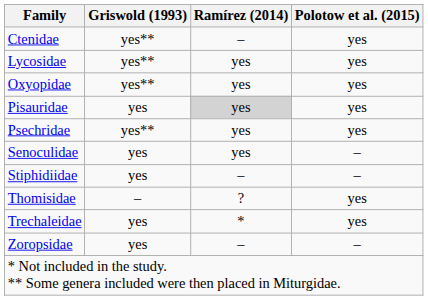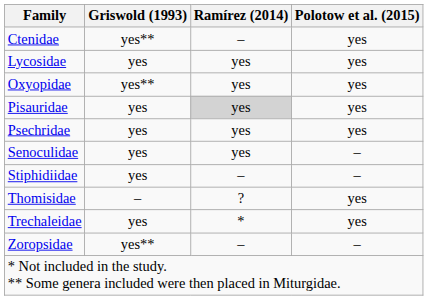(138, 61) yes** -> (138, 61) yes
(138, 130) yes** -> (138, 130) yes
(138, 244) yes -> (138, 244) yes**
